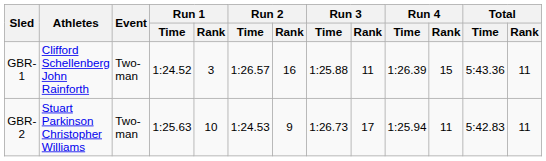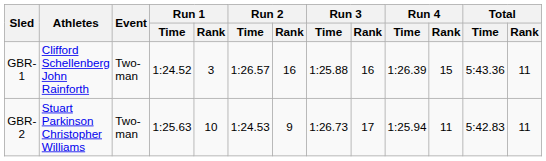(368, 70) 11 -> (368, 70) 16
